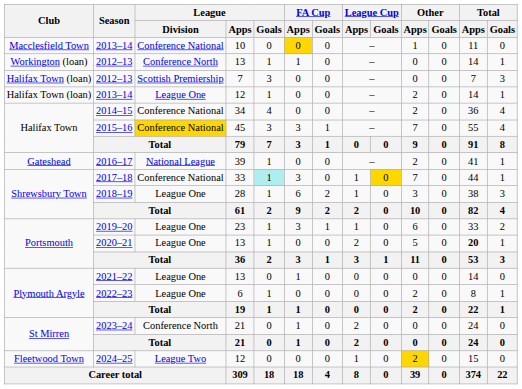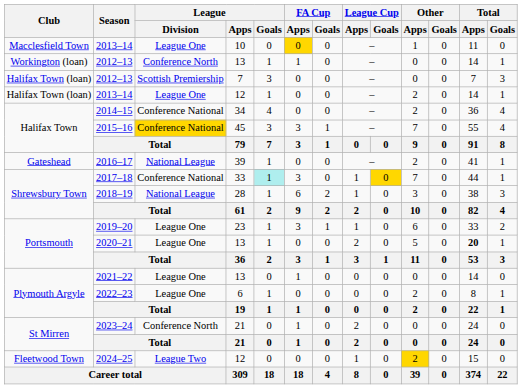(180, 45) Conference National -> (180, 45) League One
(180, 194) League One -> (180, 194) National League
